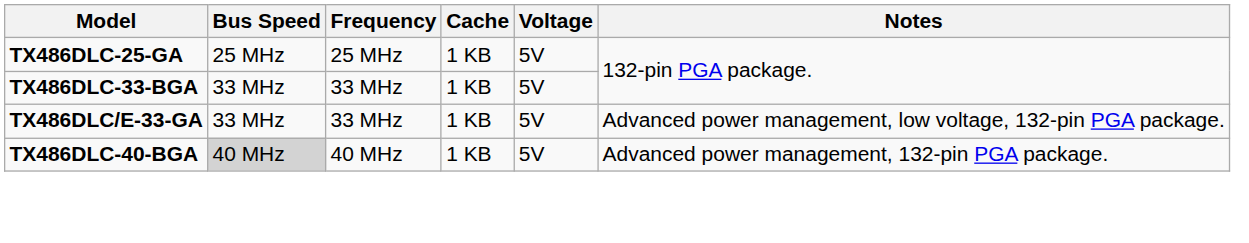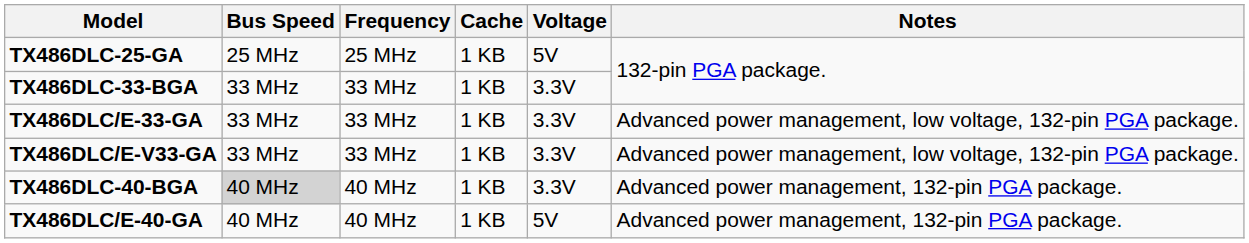(532, 87) 5V -> (554, 87) 3.3V
(532, 120) 5V -> (554, 120) 3.3V
+ row: (113, 154)
(532, 154) 5V -> (554, 187) 3.3V
+ row: (106, 220)
